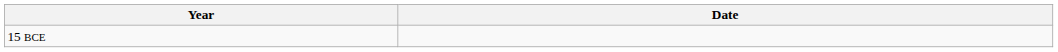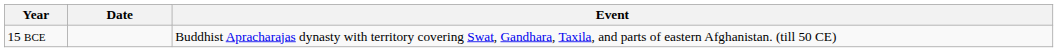+ column: (612, 15)
